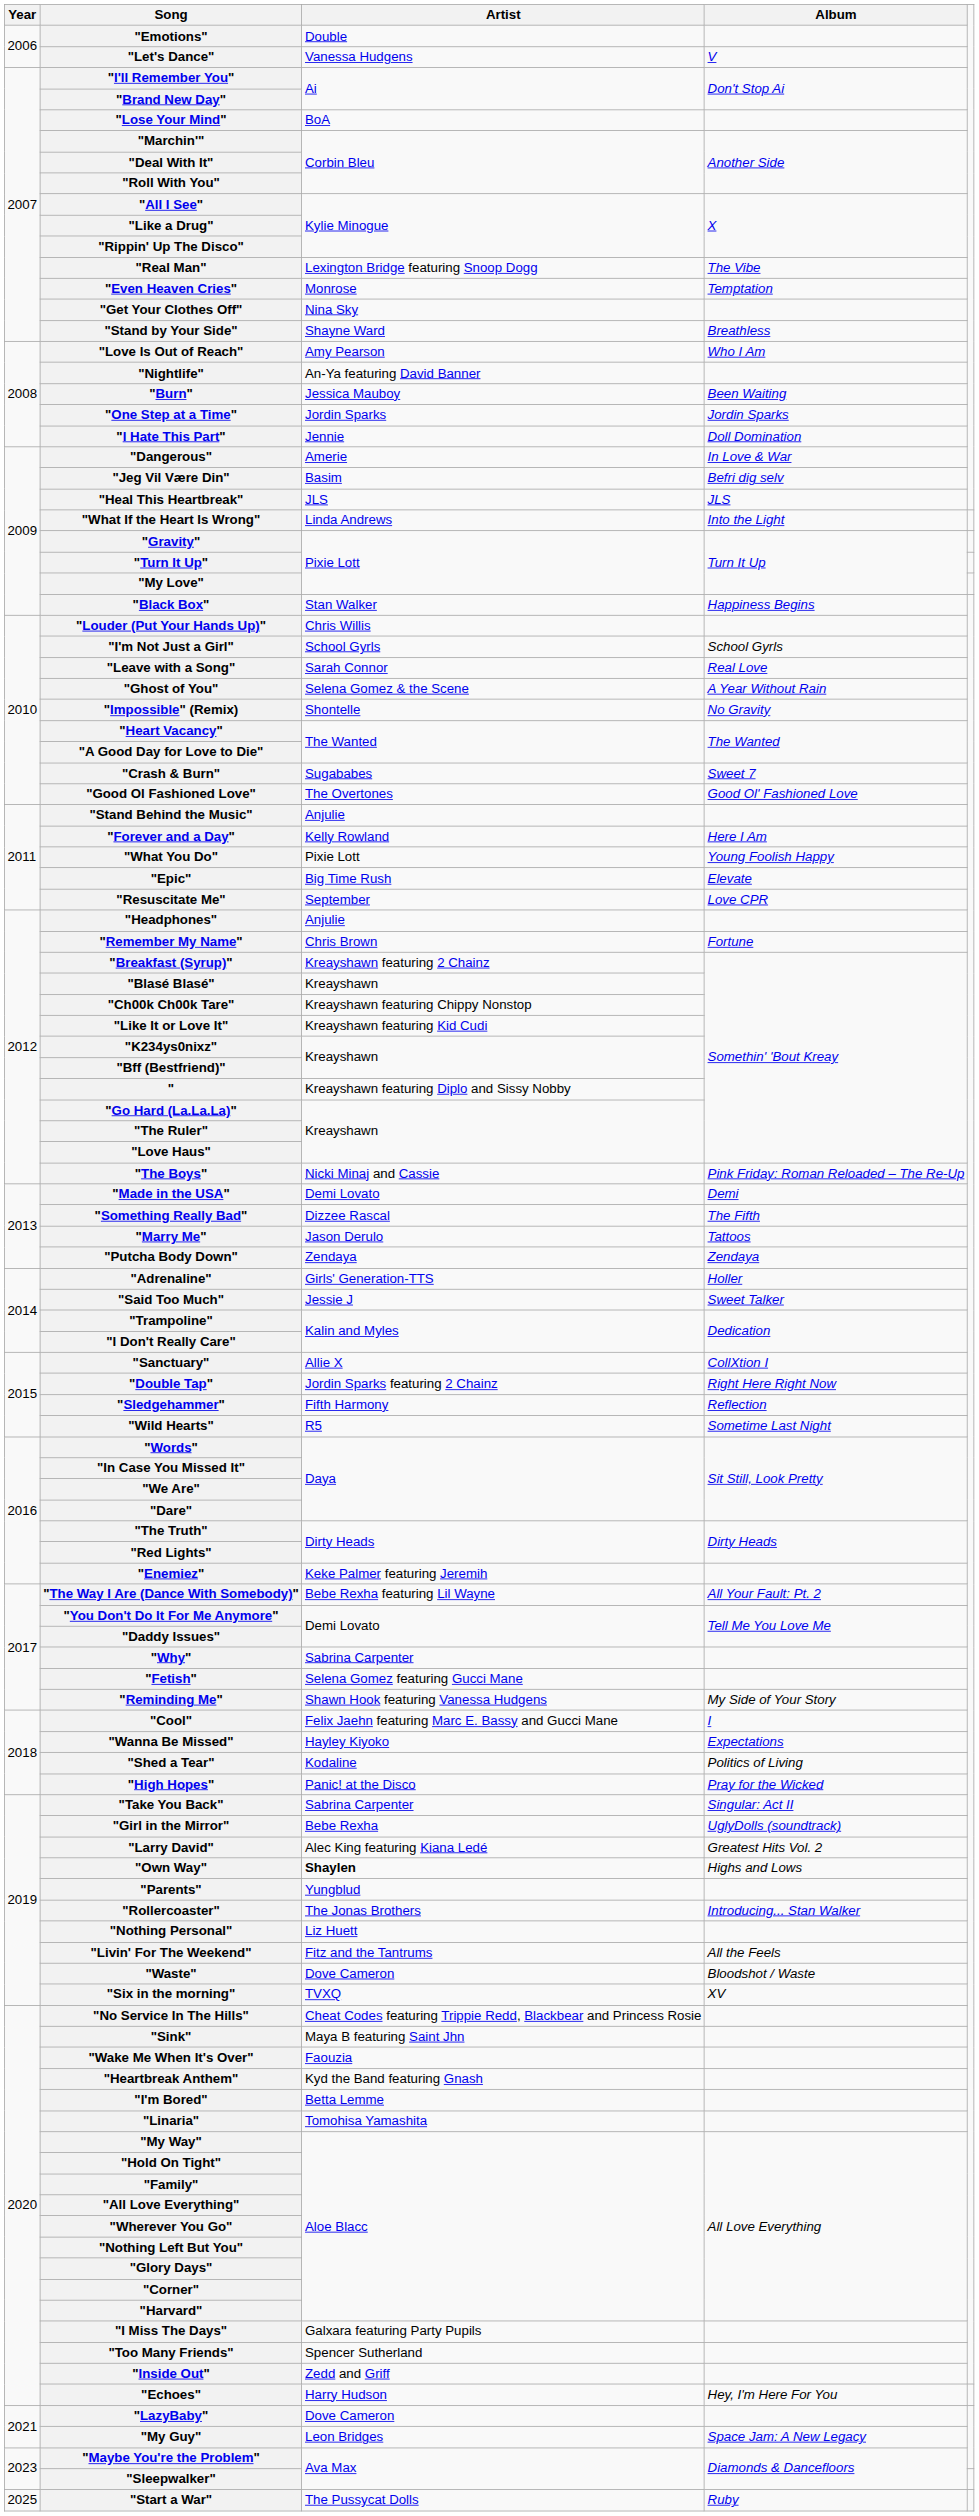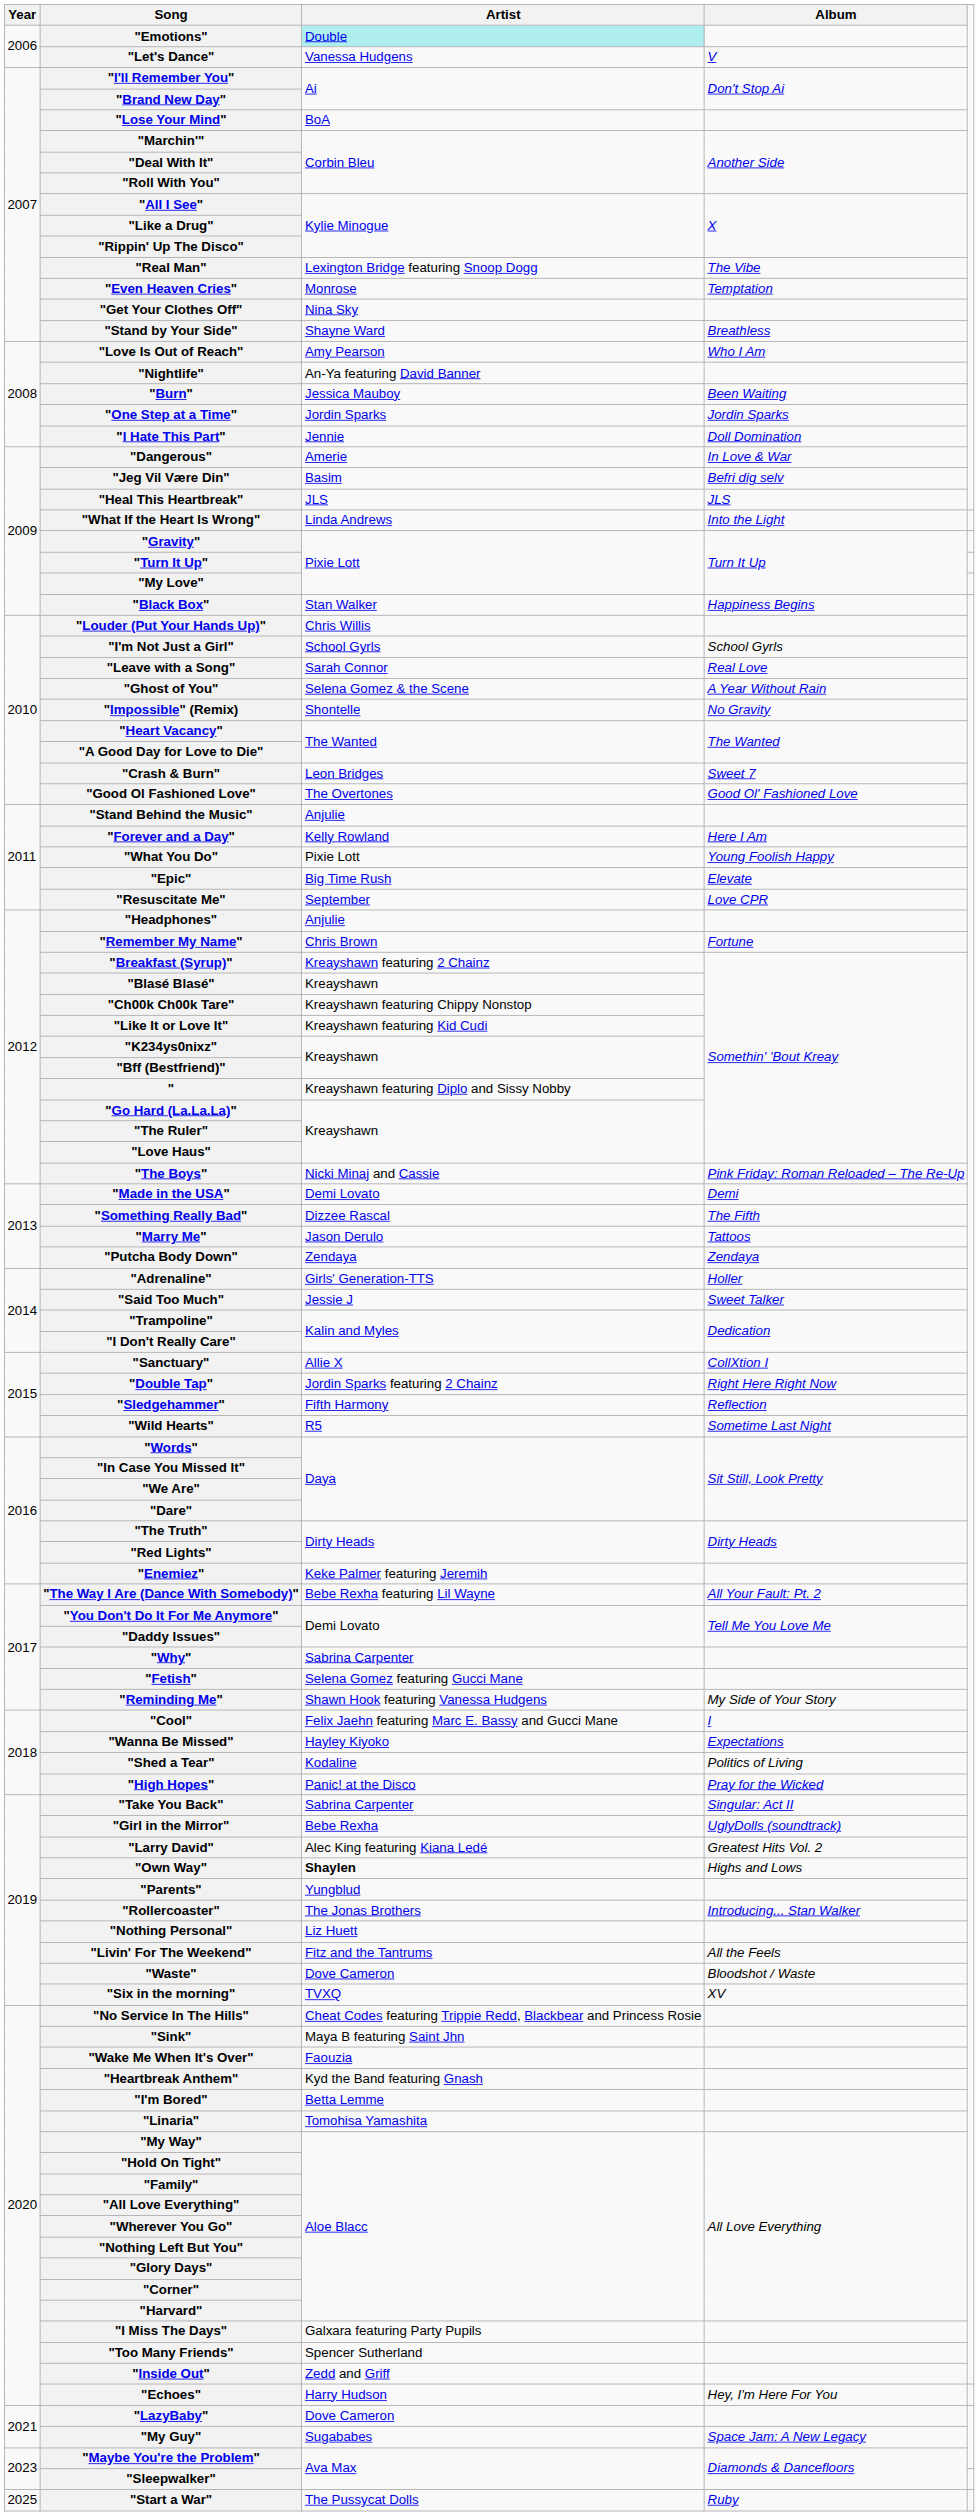(326, 36) no background -> (326, 36) paleturquoise background
(339, 773) Sugababes -> (344, 773) Leon Bridges
(344, 2437) Leon Bridges -> (339, 2437) Sugababes
